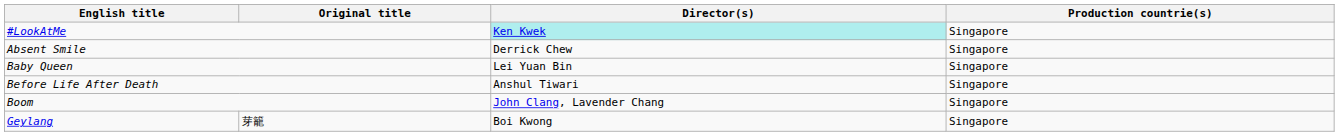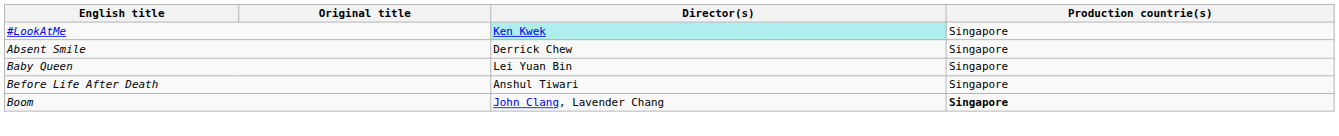(979, 102) normal -> (979, 102) bold
- row: (30, 121)
